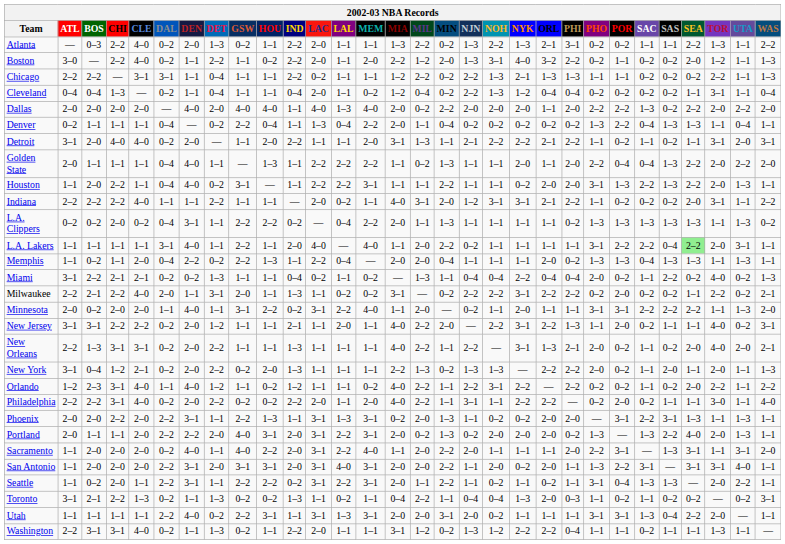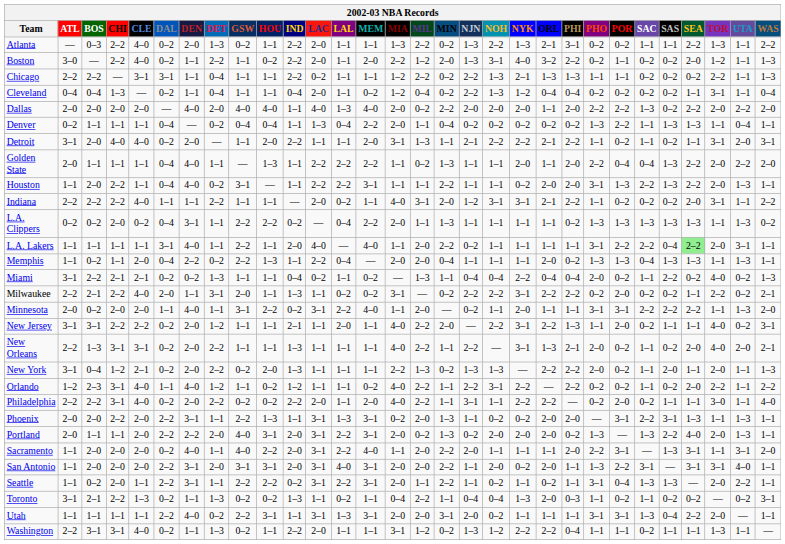(243, 126) 2–2 -> (243, 126) 0–4
(647, 126) 0–4 -> (647, 126) 1–1
